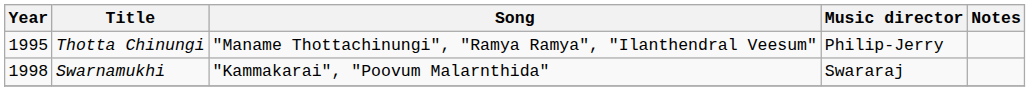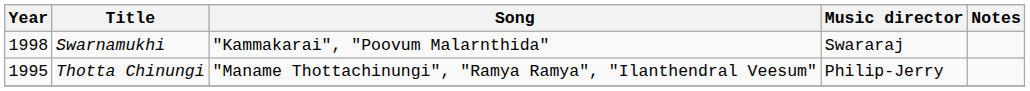rows swapped: (130, 45) <-> (111, 72)
